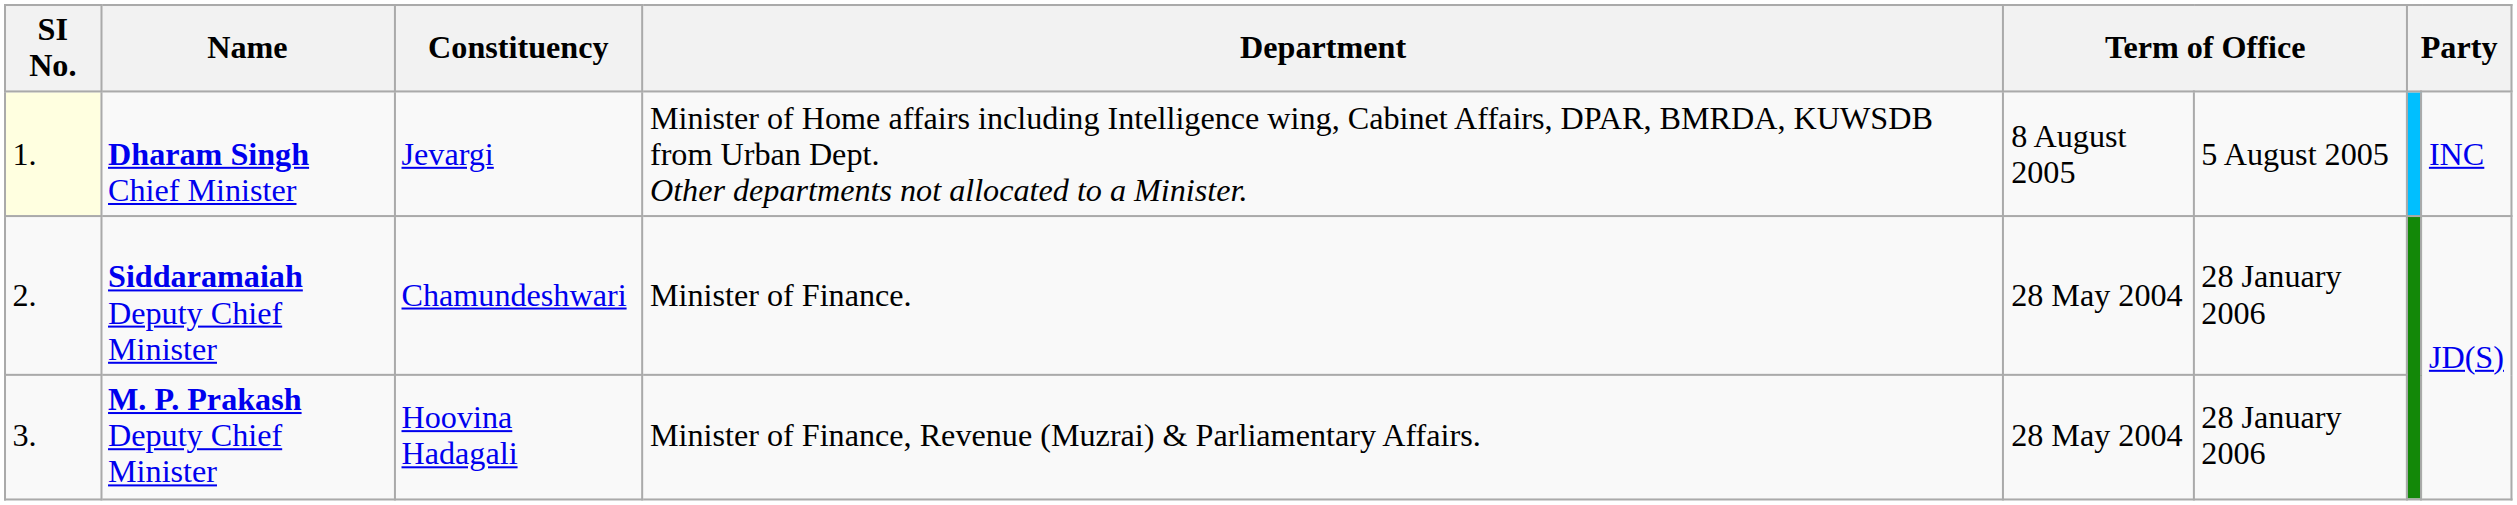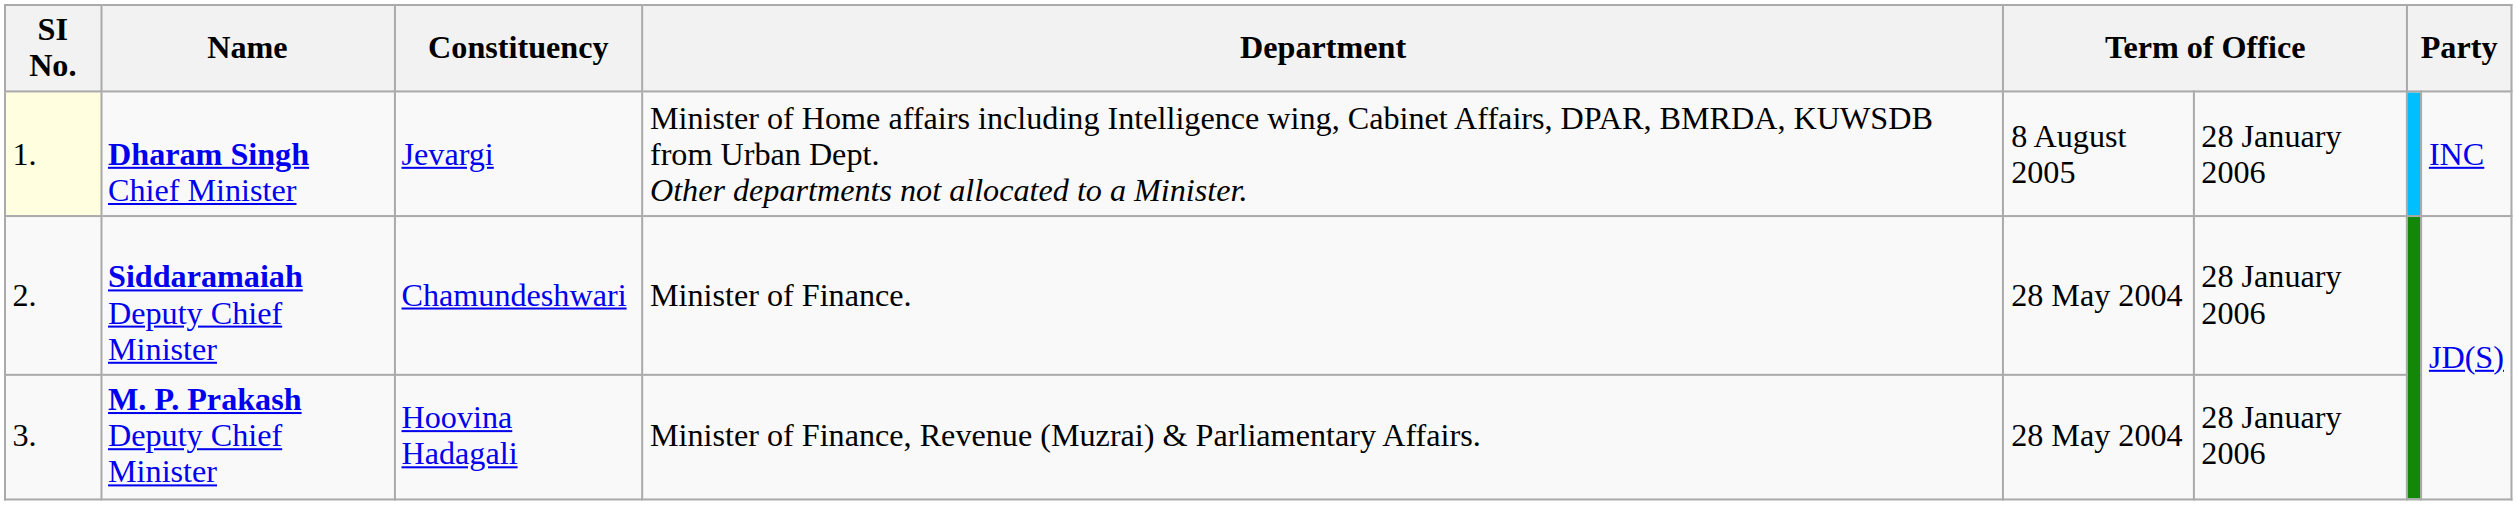(2295, 153) 5 August 2005 -> (2271, 153) 28 January 2006
